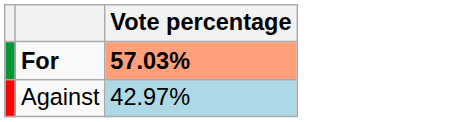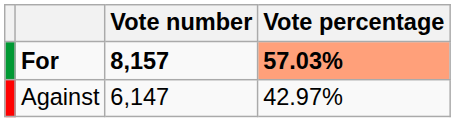+ column: (181, 23)
(150, 97) lightblue background -> (303, 97) no background
